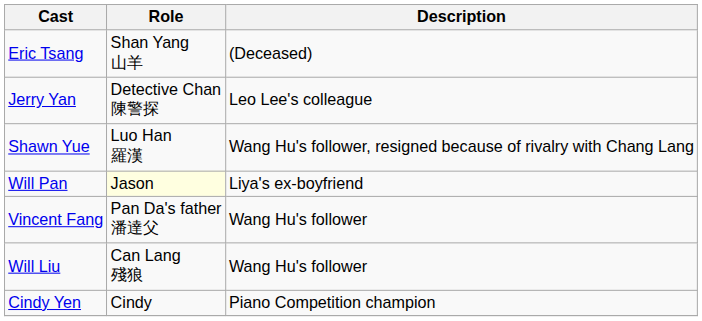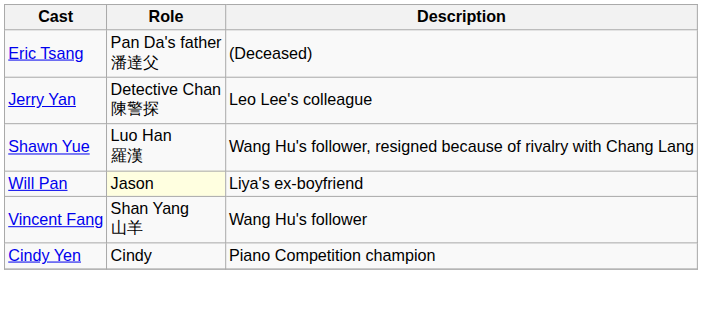(150, 52) Shan Yang 山羊 -> (166, 52) Pan Da's father 潘達父
(166, 218) Pan Da's father 潘達父 -> (150, 218) Shan Yang 山羊
- row: (34, 266)
